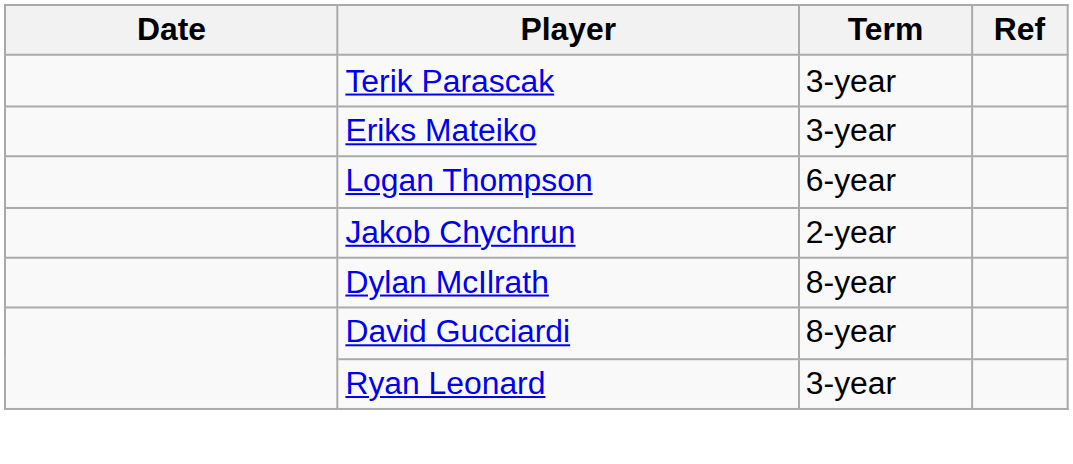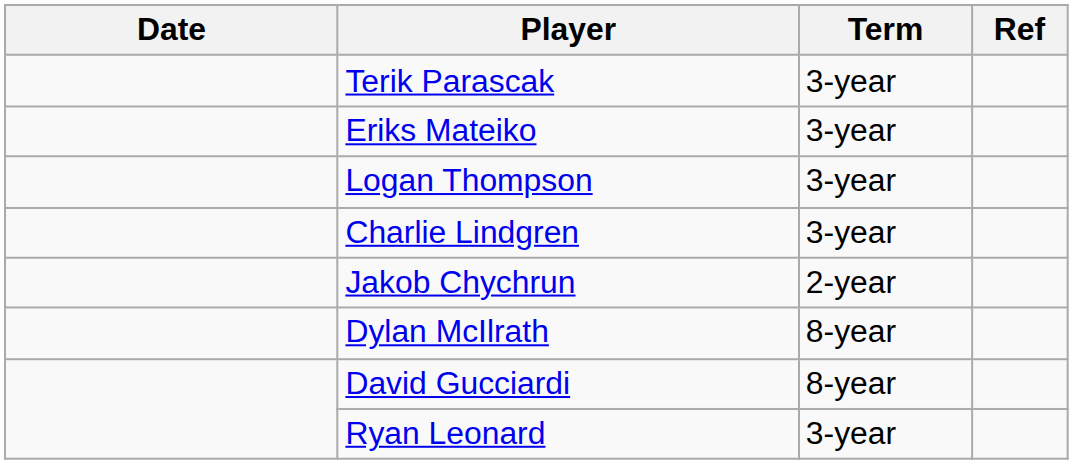(851, 181) 6-year -> (851, 181) 3-year
+ row: (462, 231)
